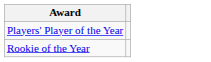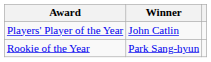+ column: (164, 13)
